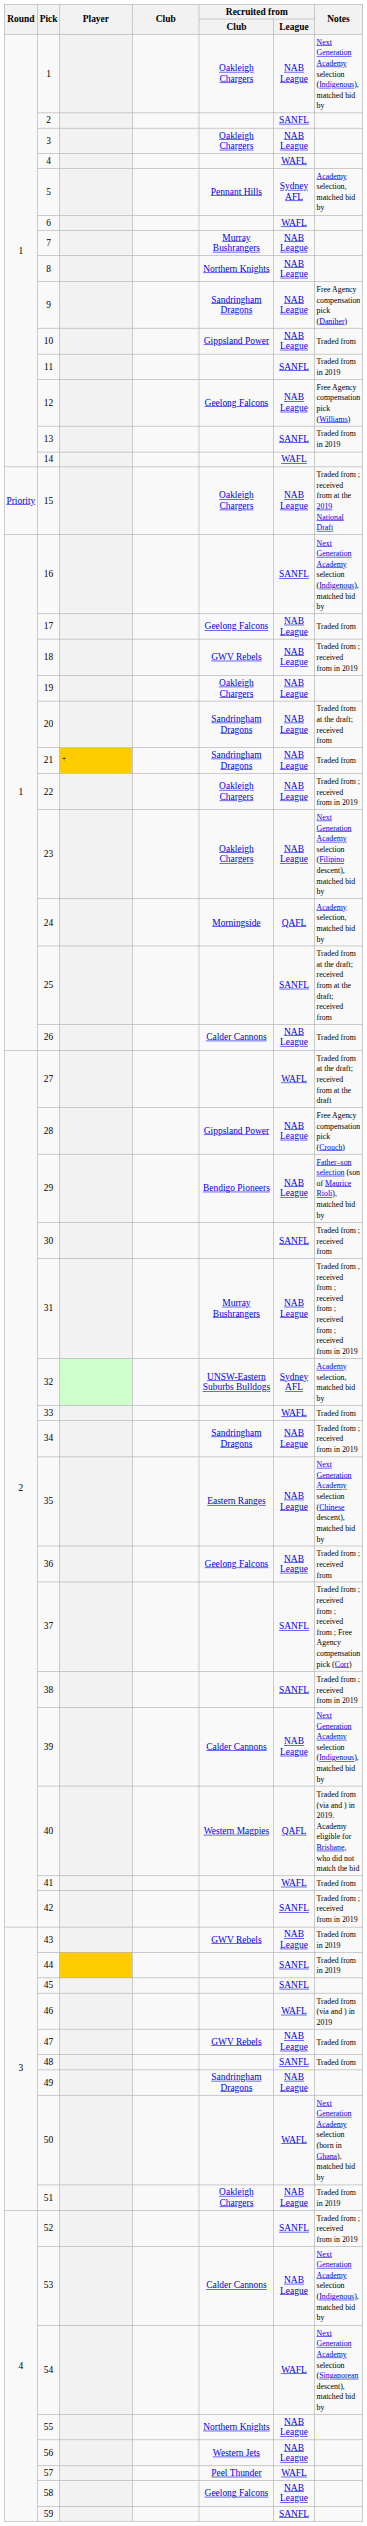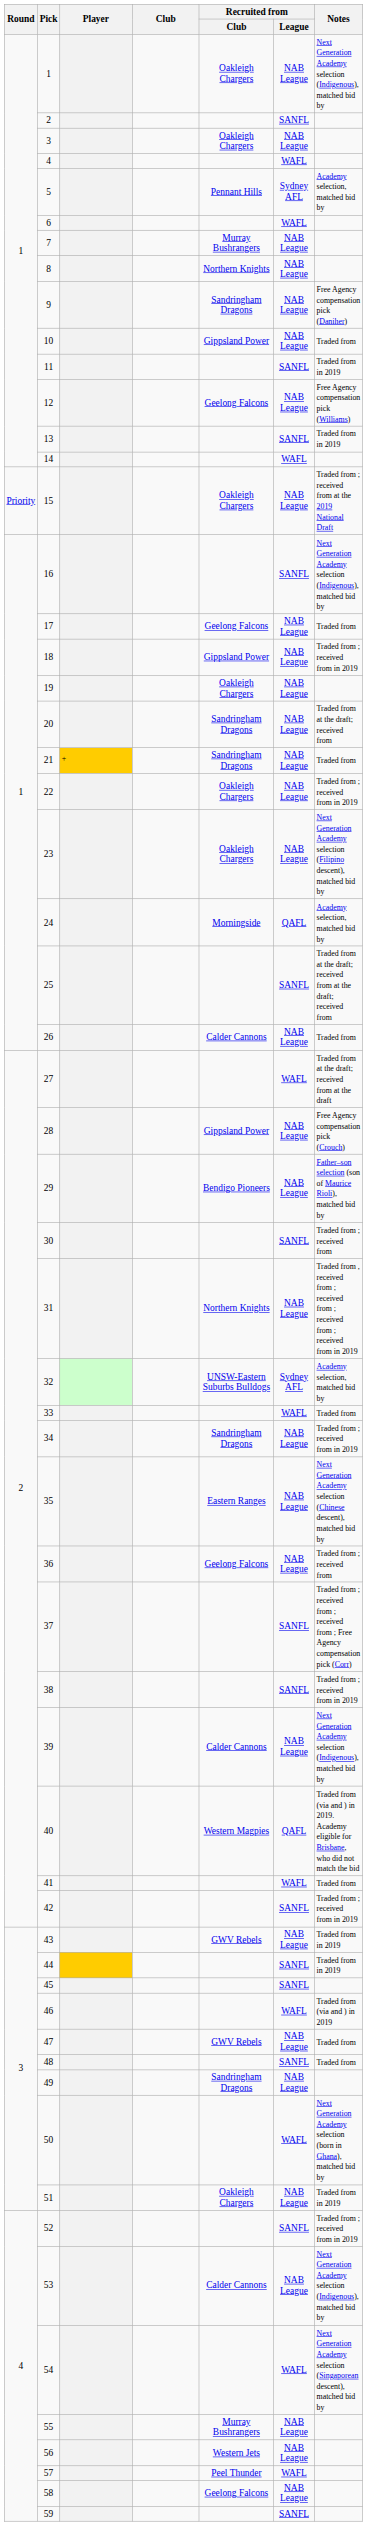(236, 657) GWV Rebels -> (236, 657) Gippsland Power
(236, 1308) Murray Bushrangers -> (236, 1308) Northern Knights
(236, 2427) Northern Knights -> (236, 2427) Murray Bushrangers
